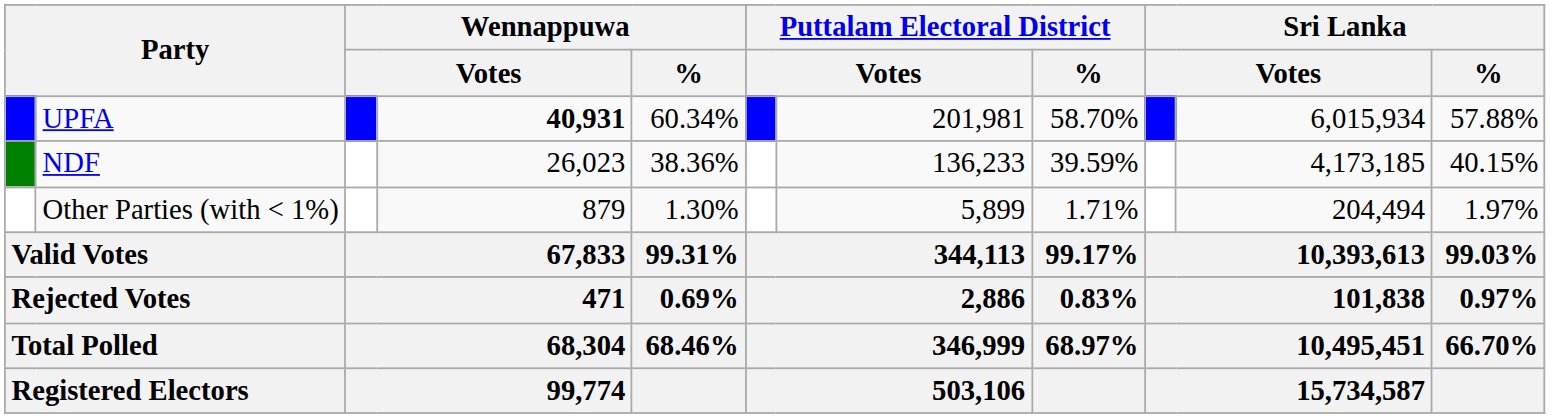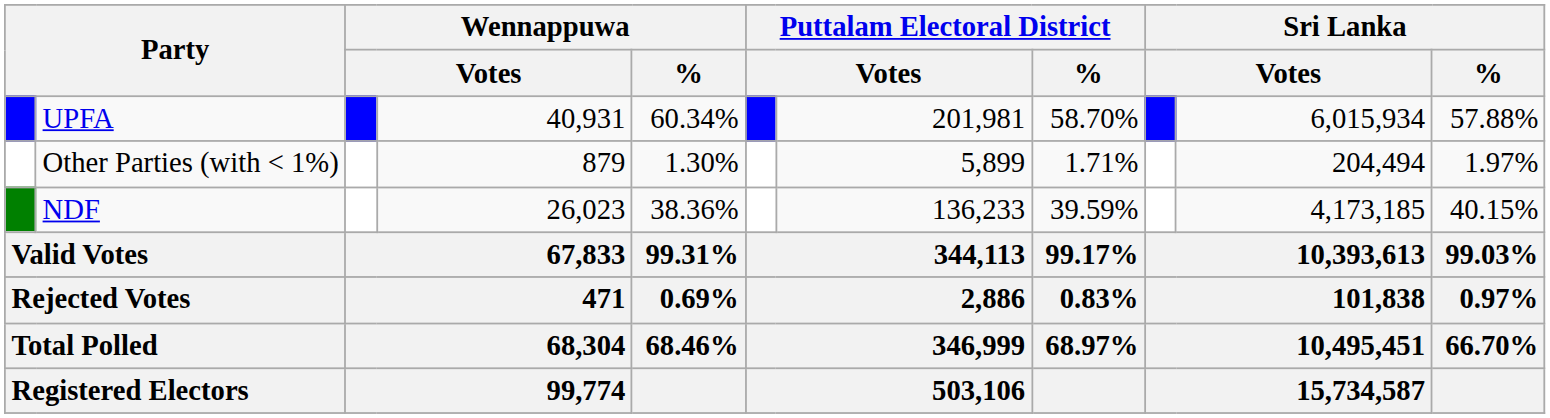(586, 118) bold -> (586, 118) normal
rows swapped: (71, 163) <-> (191, 208)
